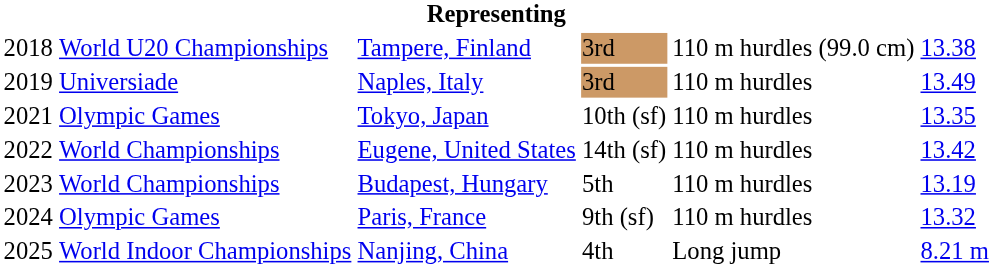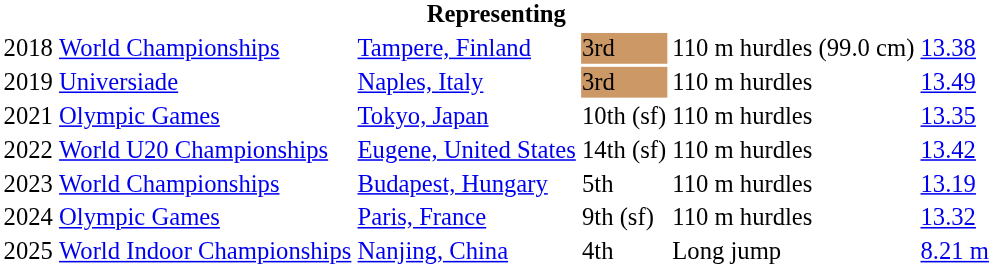(194, 48) World U20 Championships -> (169, 48) World Championships
(169, 149) World Championships -> (194, 149) World U20 Championships
